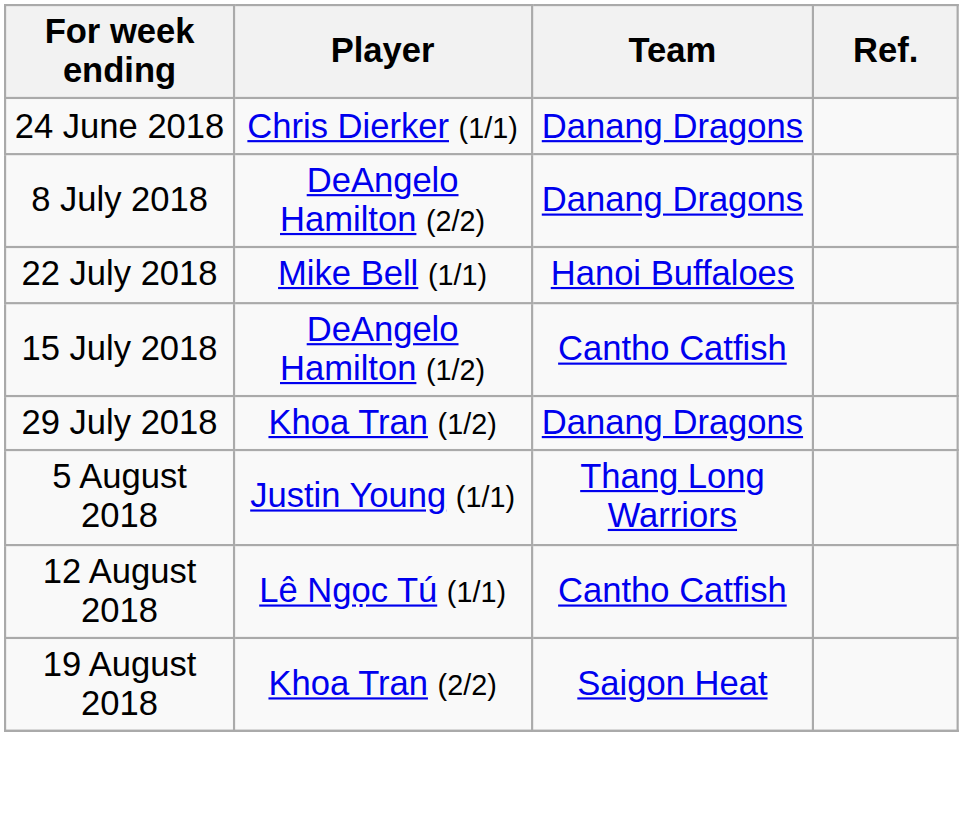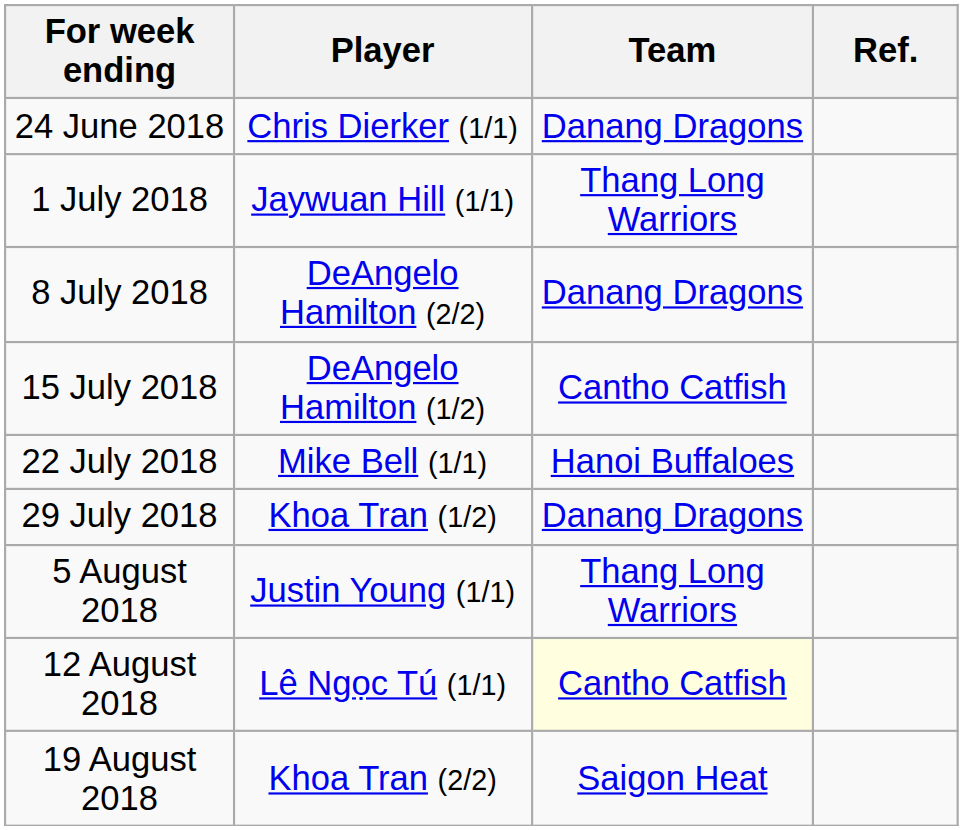+ row: (120, 199)
rows swapped: (120, 348) <-> (120, 274)
(672, 590) no background -> (672, 684) lightyellow background
